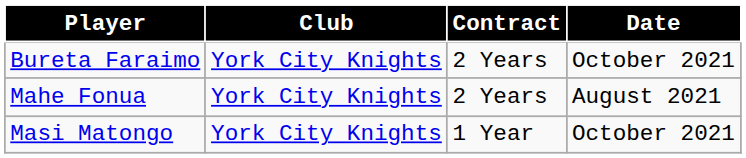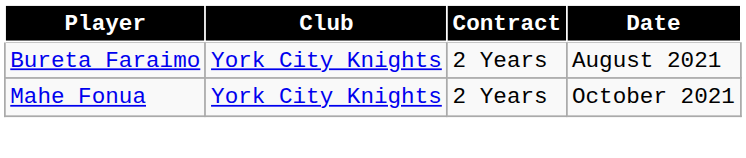(653, 60) October 2021 -> (647, 60) August 2021
(647, 97) August 2021 -> (653, 97) October 2021
- row: (92, 134)
